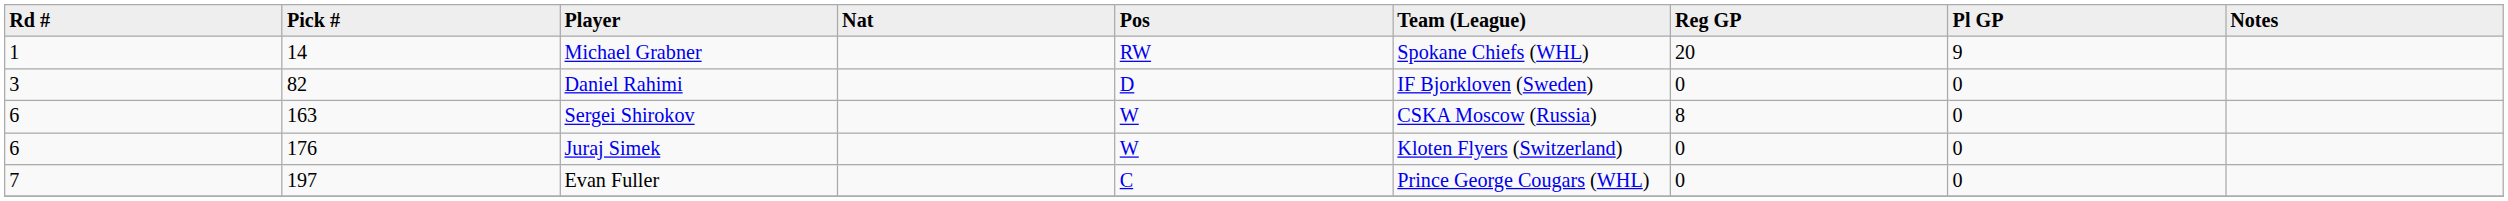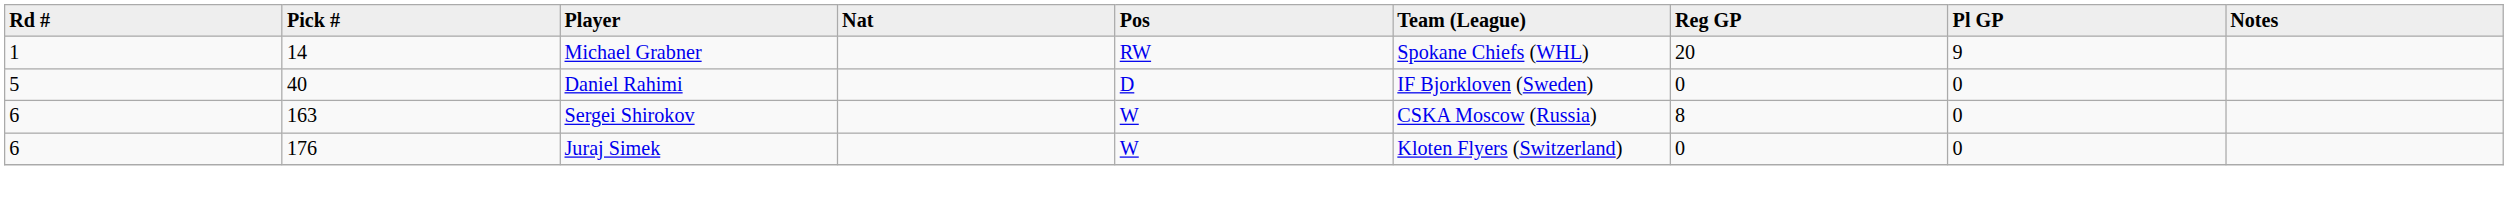(14, 84) 3 -> (14, 84) 5
(297, 84) 82 -> (297, 84) 40
- row: (612, 180)
